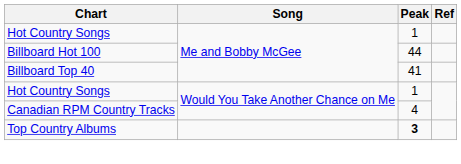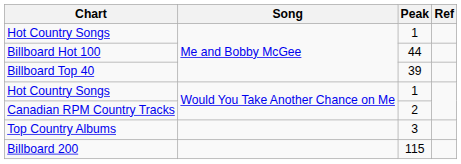(415, 71) 41 -> (415, 71) 39
(415, 110) 4 -> (415, 110) 2
(415, 129) bold -> (415, 129) normal
+ row: (43, 149)
